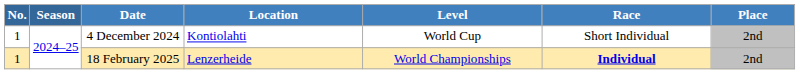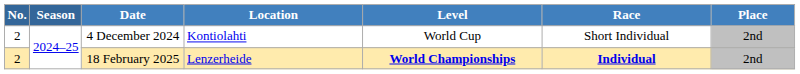(17, 36) 1 -> (17, 36) 2
(17, 57) 1 -> (17, 57) 2
(452, 57) normal -> (452, 57) bold
